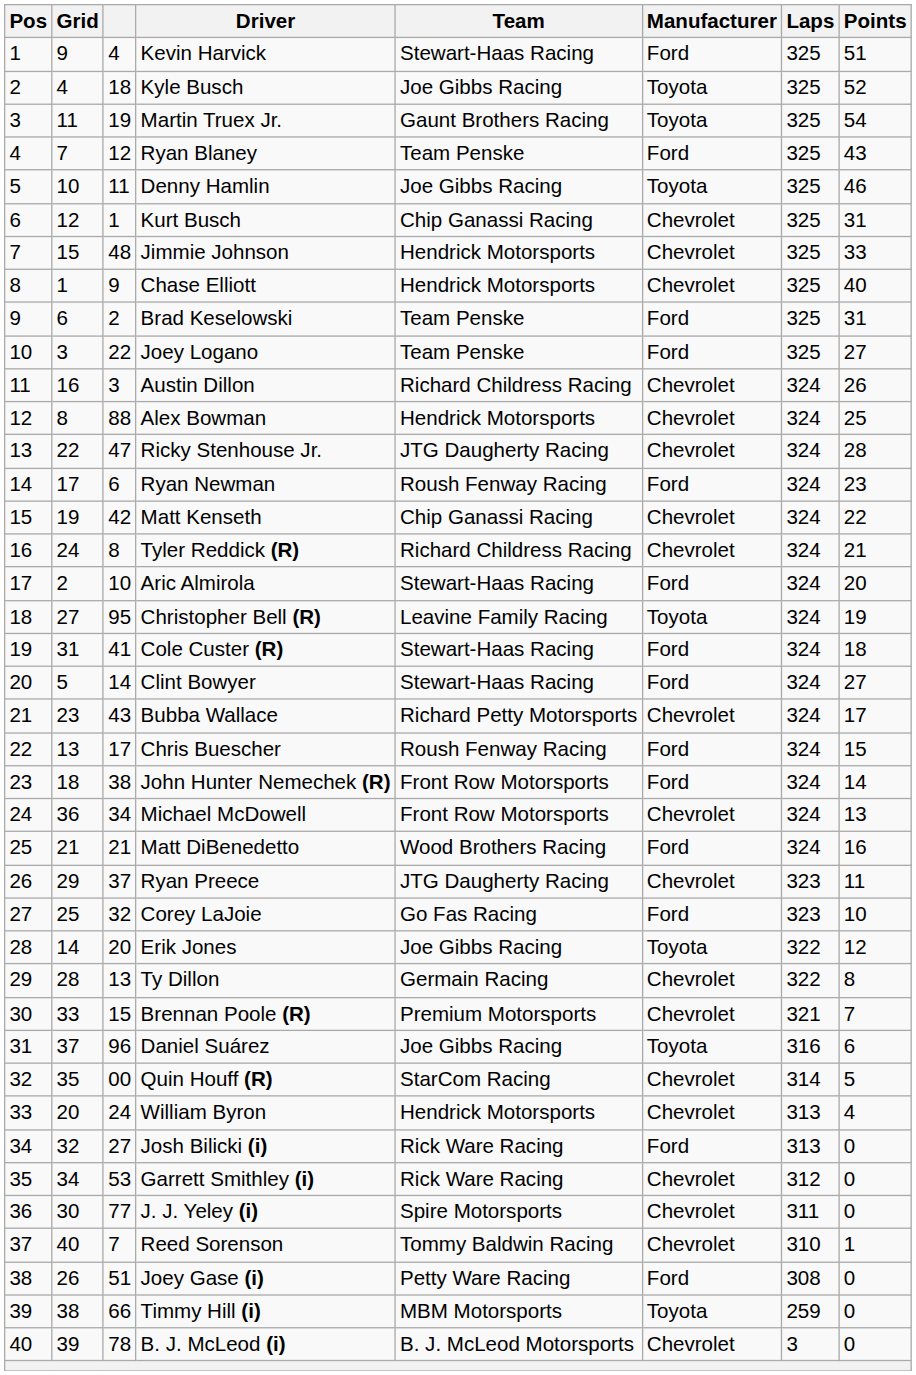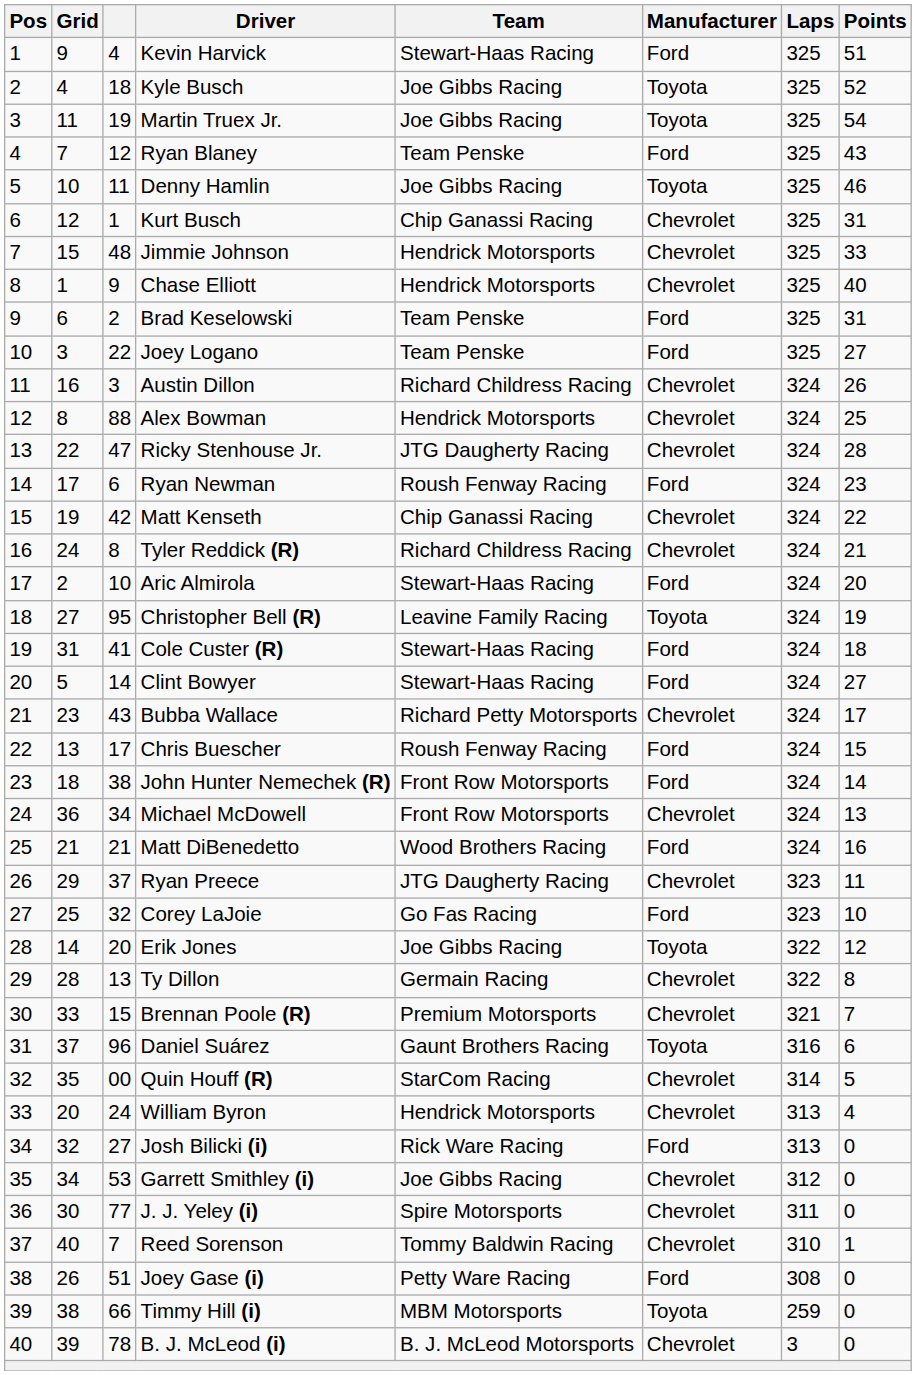(504, 119) Gaunt Brothers Racing -> (481, 119) Joe Gibbs Racing
(481, 1046) Joe Gibbs Racing -> (504, 1046) Gaunt Brothers Racing
(482, 1178) Rick Ware Racing -> (481, 1178) Joe Gibbs Racing
